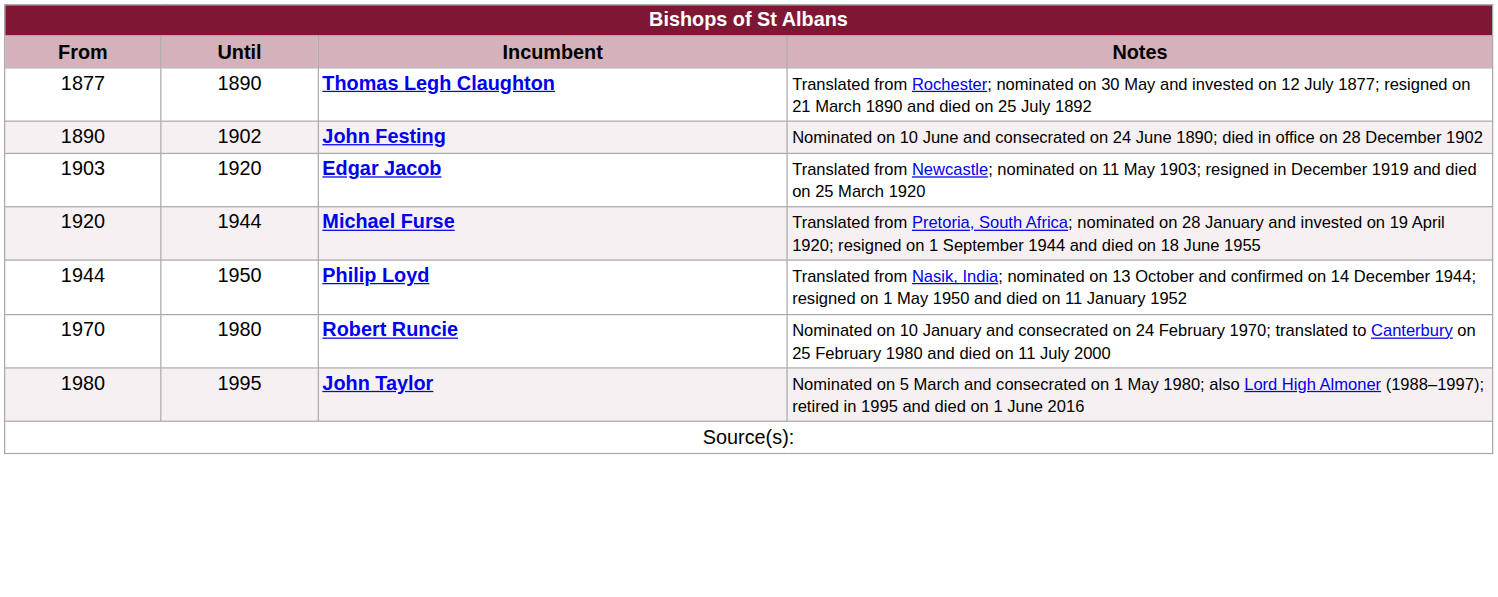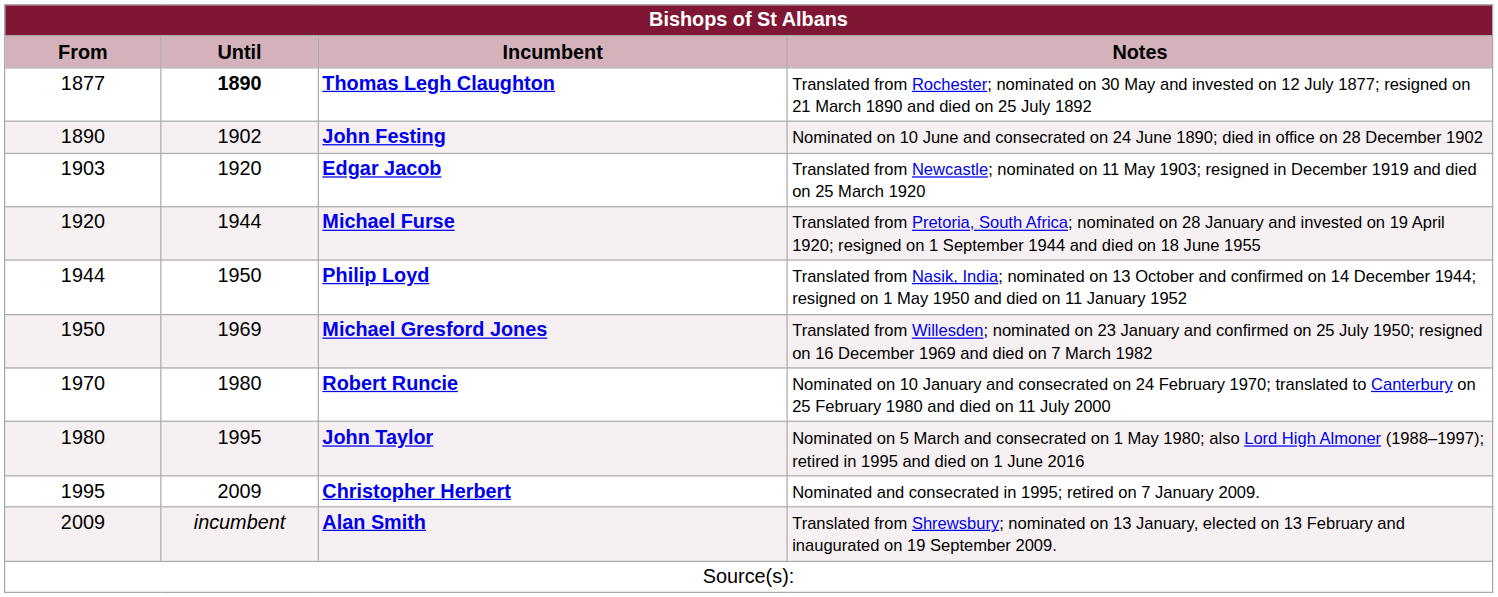(240, 83) normal -> (240, 83) bold
+ row: (435, 329)
+ row: (417, 491)
+ row: (374, 522)
